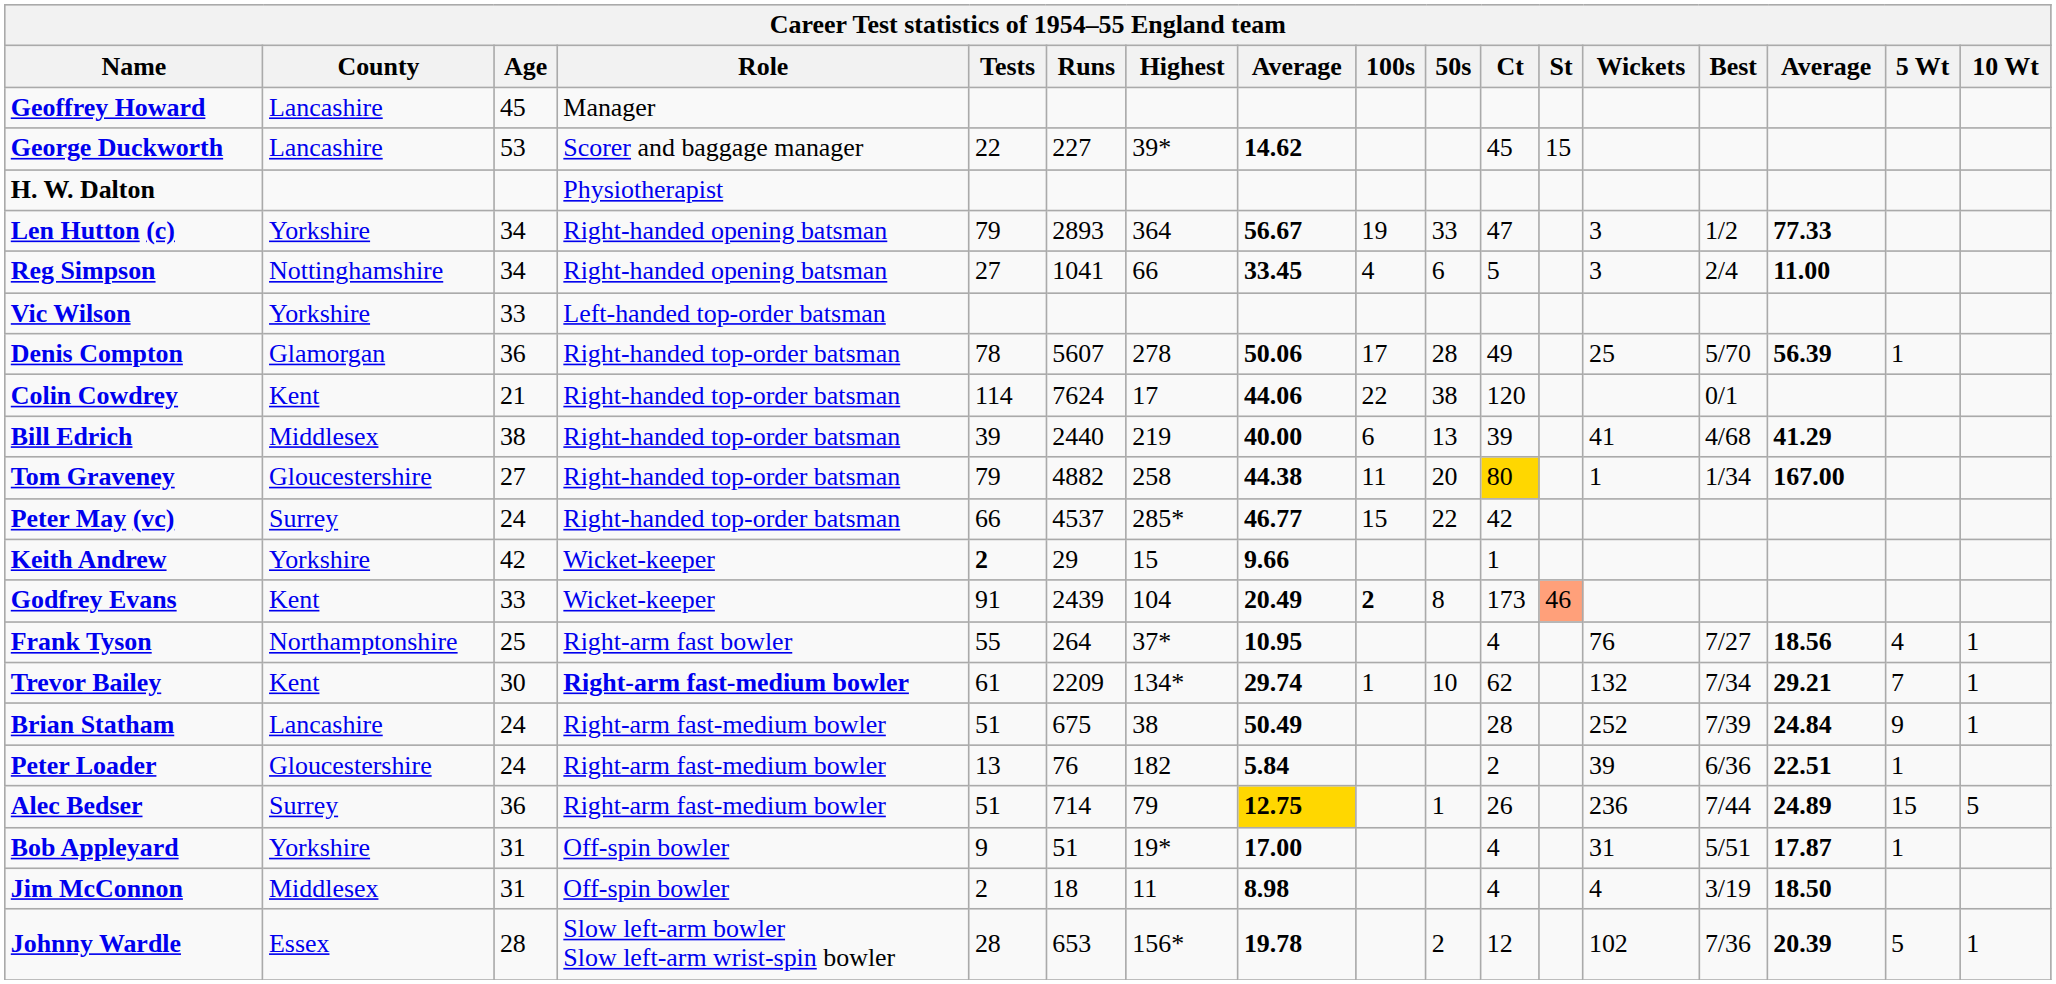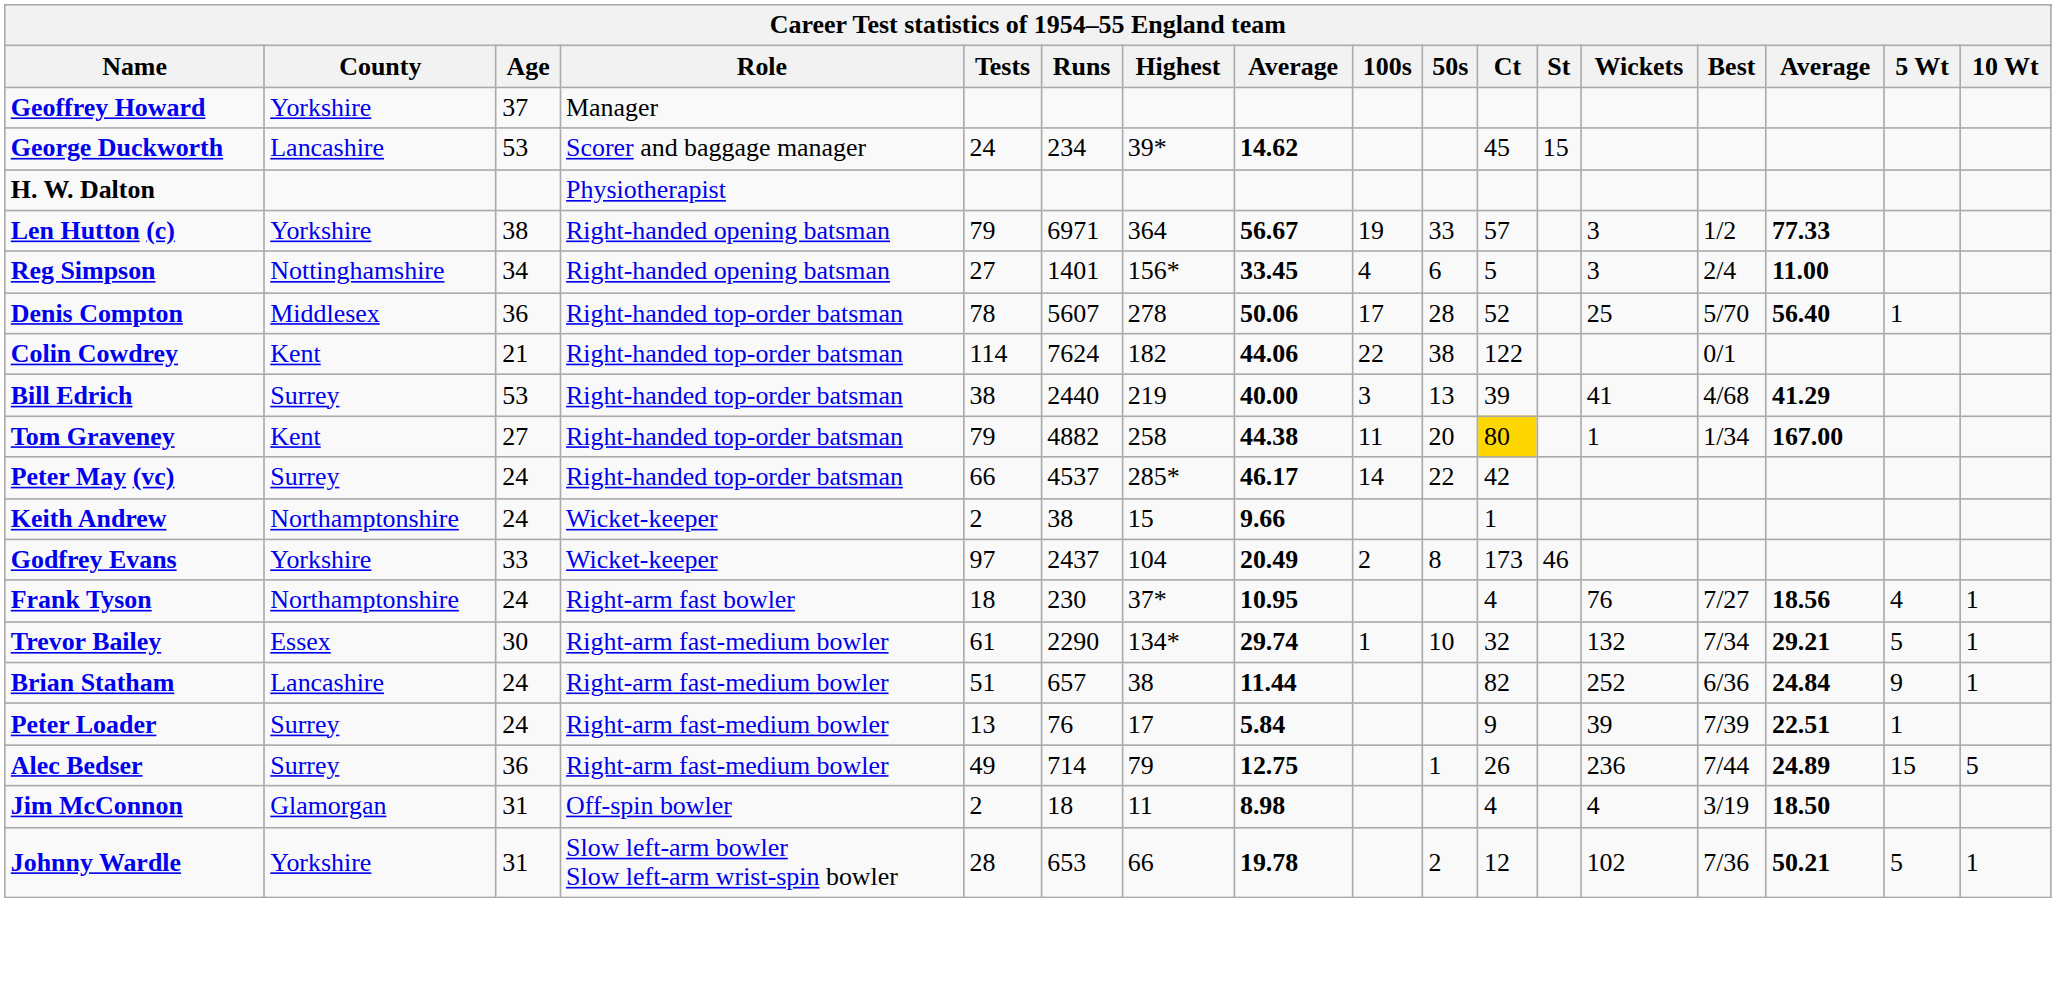(326, 107) Lancashire -> (321, 107) Yorkshire
(513, 107) 45 -> (515, 107) 37
(988, 148) 22 -> (983, 148) 24
(1072, 148) 227 -> (1067, 148) 234
(513, 230) 34 -> (515, 230) 38
(1078, 230) 2893 -> (1073, 230) 6971
(1500, 230) 47 -> (1497, 230) 57
(1078, 271) 1041 -> (1073, 271) 1401
(1145, 271) 66 -> (1154, 271) 156*
- row: (71, 312)
(327, 353) Glamorgan -> (325, 312) Middlesex
(1500, 353) 49 -> (1497, 312) 52
(1803, 353) 56.39 -> (1801, 312) 56.40
(1145, 395) 17 -> (1147, 353) 182
(1506, 395) 120 -> (1503, 353) 122
(324, 436) Middlesex -> (305, 395) Surrey
(513, 436) 38 -> (515, 395) 53
(988, 436) 39 -> (983, 395) 38
(1368, 436) 6 -> (1365, 395) 3
(350, 477) Gloucestershire -> (295, 436) Kent
(1273, 518) 46.77 -> (1269, 477) 46.17
(1374, 518) 15 -> (1371, 477) 14
(320, 559) Yorkshire -> (365, 518) Northamptonshire
(513, 559) 42 -> (515, 518) 24
(981, 559) bold -> (976, 518) normal
(1065, 559) 29 -> (1060, 518) 38
(294, 600) Kent -> (321, 559) Yorkshire
(988, 600) 91 -> (983, 559) 97
(1078, 600) 2439 -> (1073, 559) 2437
(1368, 600) bold -> (1365, 559) normal
(1558, 600) lightsalmon background -> (1556, 559) no background
(513, 641) 25 -> (515, 600) 24
(988, 641) 55 -> (983, 600) 18
(1072, 641) 264 -> (1067, 600) 230
(294, 682) Kent -> (301, 641) Essex
(736, 682) bold -> (727, 641) normal
(1078, 682) 2209 -> (1073, 641) 2290
(1500, 682) 62 -> (1497, 641) 32
(1897, 682) 7 -> (1897, 641) 5
(1072, 723) 675 -> (1067, 682) 657
(1273, 723) 50.49 -> (1268, 682) 11.44
(1500, 723) 28 -> (1497, 682) 82
(1728, 723) 7/39 -> (1726, 682) 6/36
(350, 764) Gloucestershire -> (305, 723) Surrey
(1152, 764) 182 -> (1141, 723) 17
(1493, 764) 2 -> (1491, 723) 9
(1728, 764) 6/36 -> (1726, 723) 7/39
(988, 806) 51 -> (983, 764) 49
(1273, 806) gold background -> (1269, 764) no background
- row: (95, 847)
(324, 888) Middlesex -> (328, 806) Glamorgan
(299, 943) Essex -> (321, 861) Yorkshire
(513, 943) 28 -> (515, 861) 31
(1158, 943) 156* -> (1141, 861) 66
(1803, 943) 20.39 -> (1801, 861) 50.21
